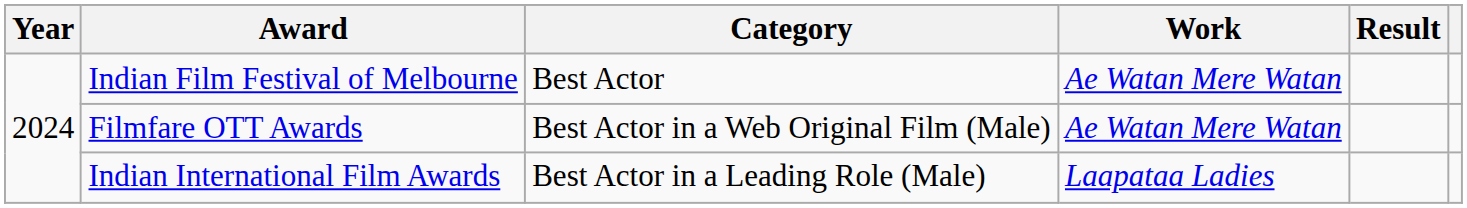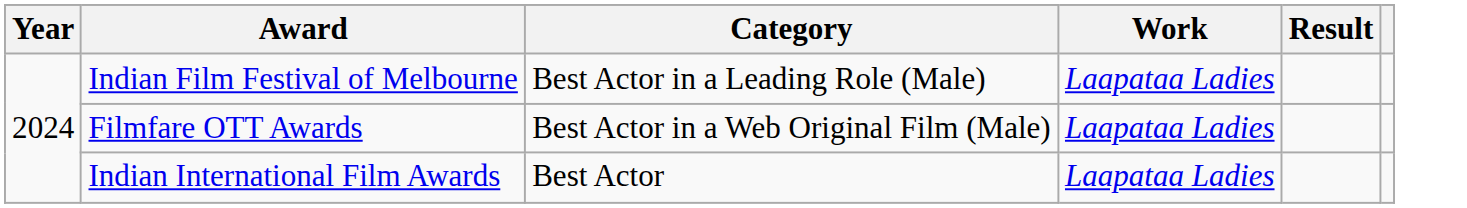(598, 78) Best Actor -> (759, 78) Best Actor in a Leading Role (Male)
(1203, 78) Ae Watan Mere Watan -> (1170, 78) Laapataa Ladies
(1203, 127) Ae Watan Mere Watan -> (1170, 127) Laapataa Ladies
(759, 176) Best Actor in a Leading Role (Male) -> (598, 176) Best Actor
